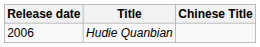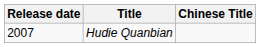(20, 33) 2006 -> (20, 33) 2007
